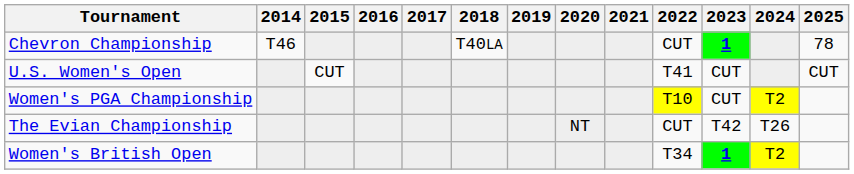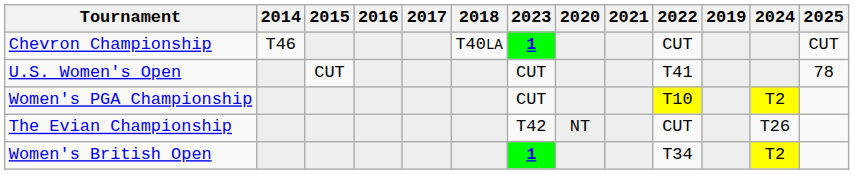columns swapped: (531, 19) <-> (726, 19)
(824, 46) 78 -> (824, 46) CUT
(824, 73) CUT -> (824, 73) 78
